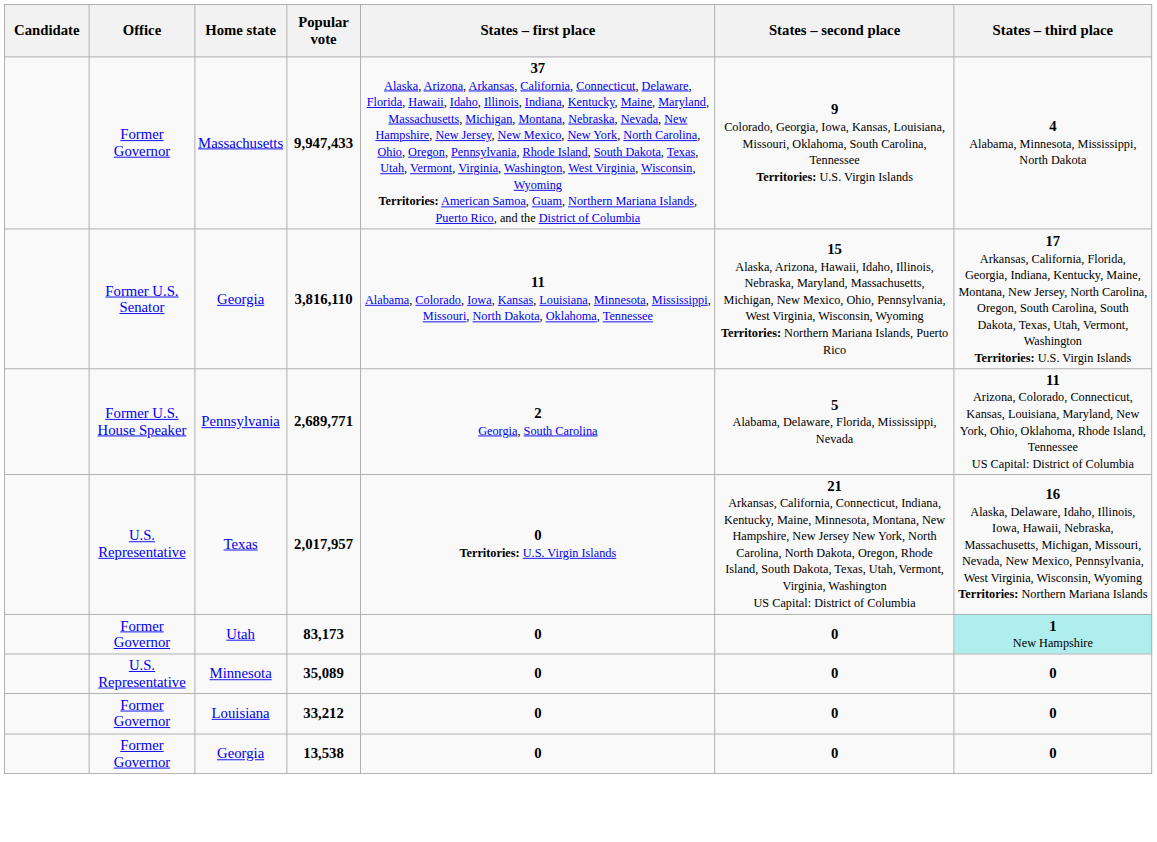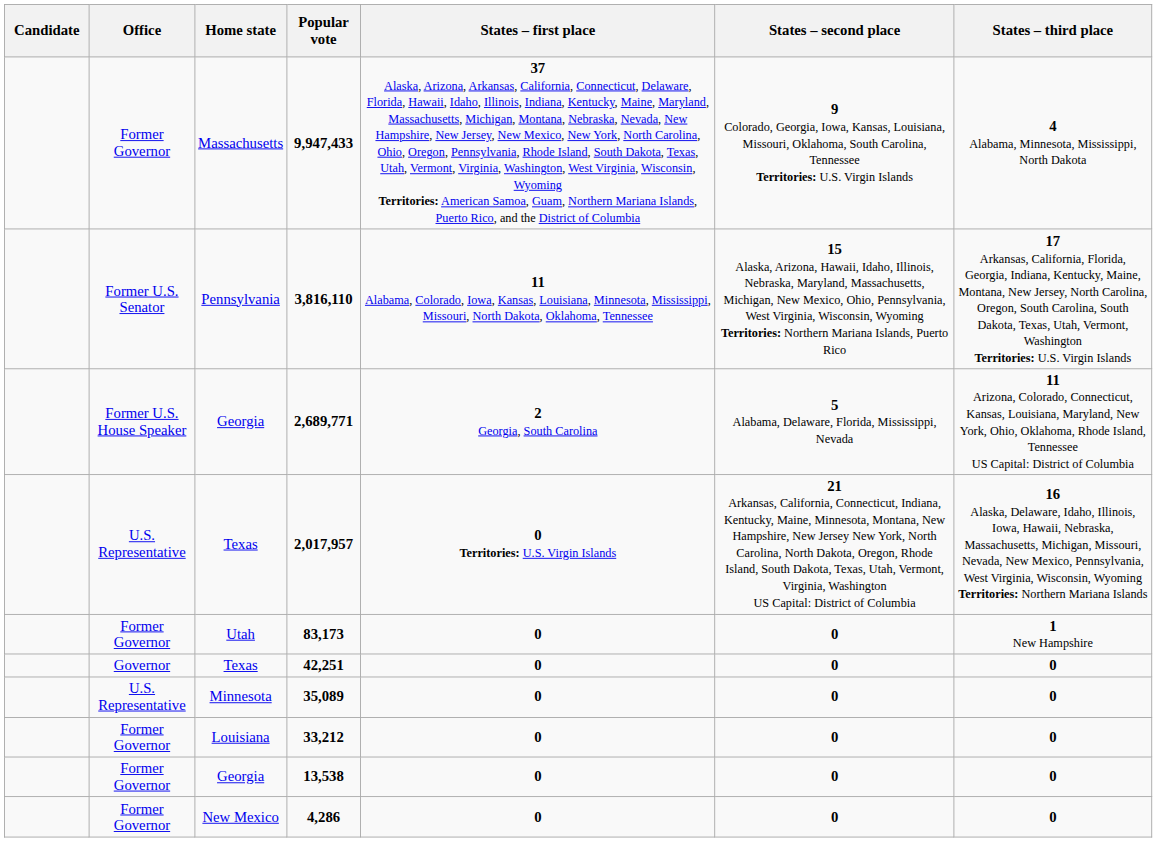(241, 298) Georgia -> (241, 298) Pennsylvania
(241, 421) Pennsylvania -> (241, 421) Georgia
(1053, 633) paleturquoise background -> (1053, 633) no background
+ row: (324, 665)
+ row: (324, 816)
